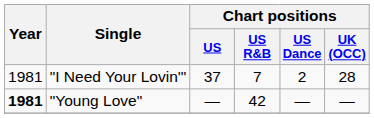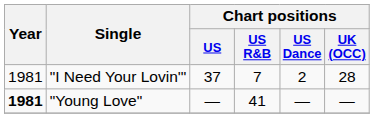(257, 101) 42 -> (257, 101) 41
